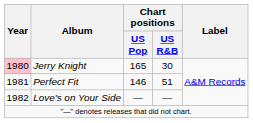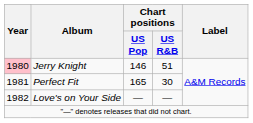(138, 66) 165 -> (138, 66) 146
(167, 66) 30 -> (167, 66) 51
(138, 81) 146 -> (138, 81) 165
(167, 81) 51 -> (167, 81) 30
